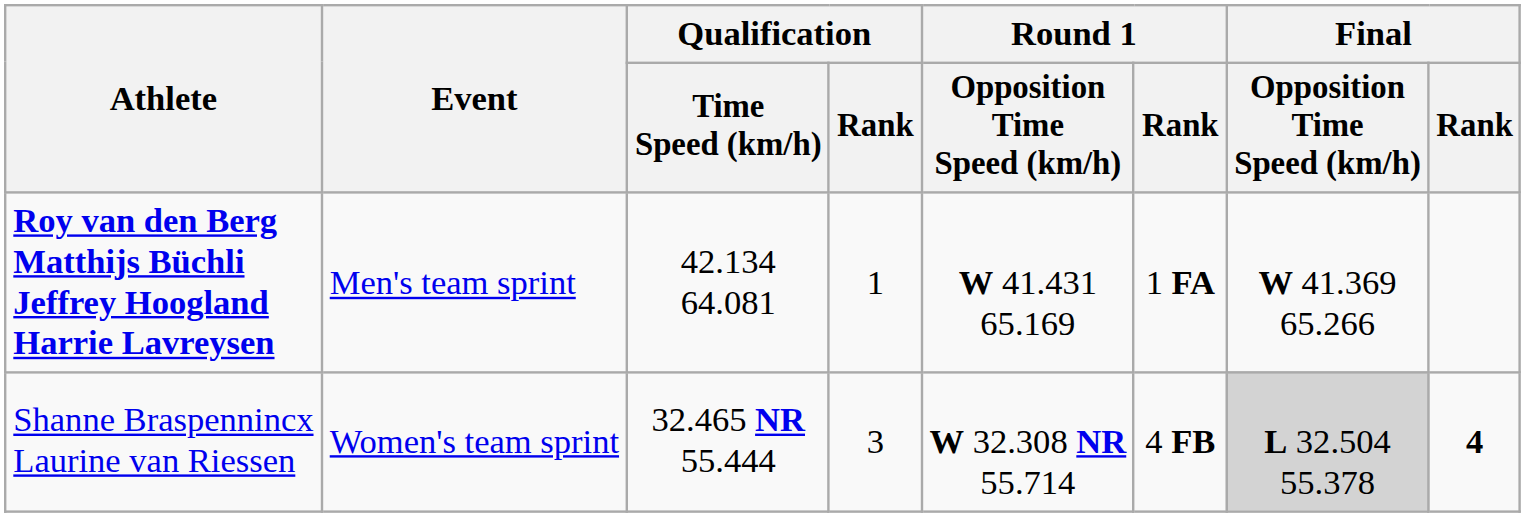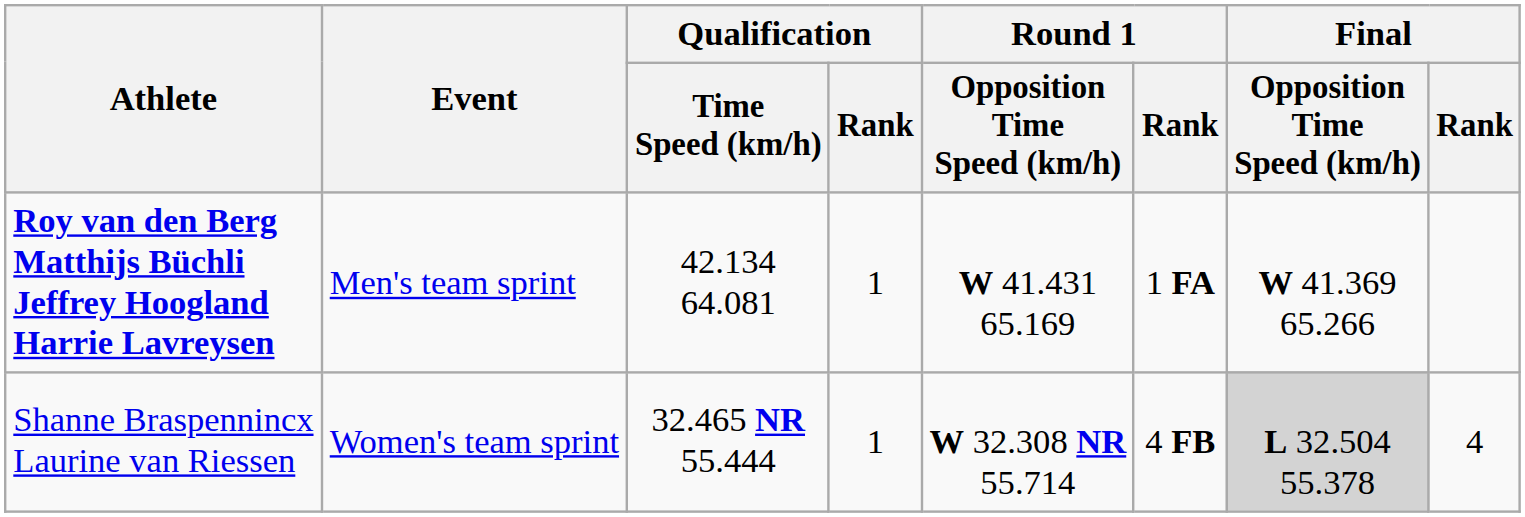(875, 441) 3 -> (875, 441) 1
(1475, 441) bold -> (1475, 441) normal
